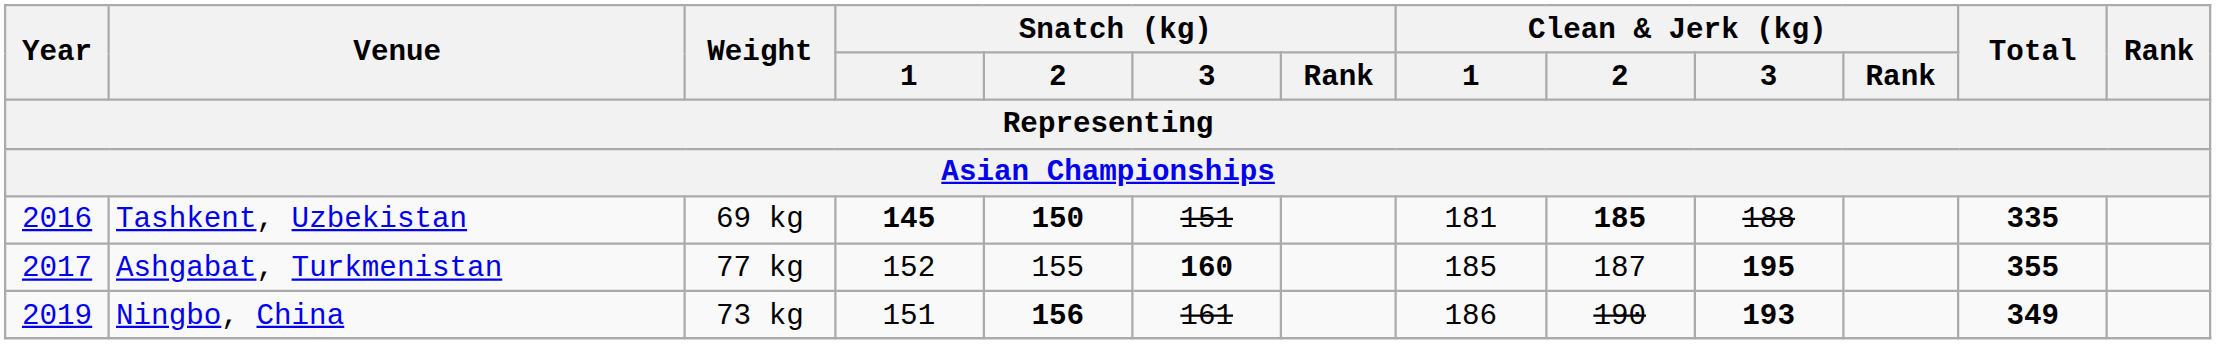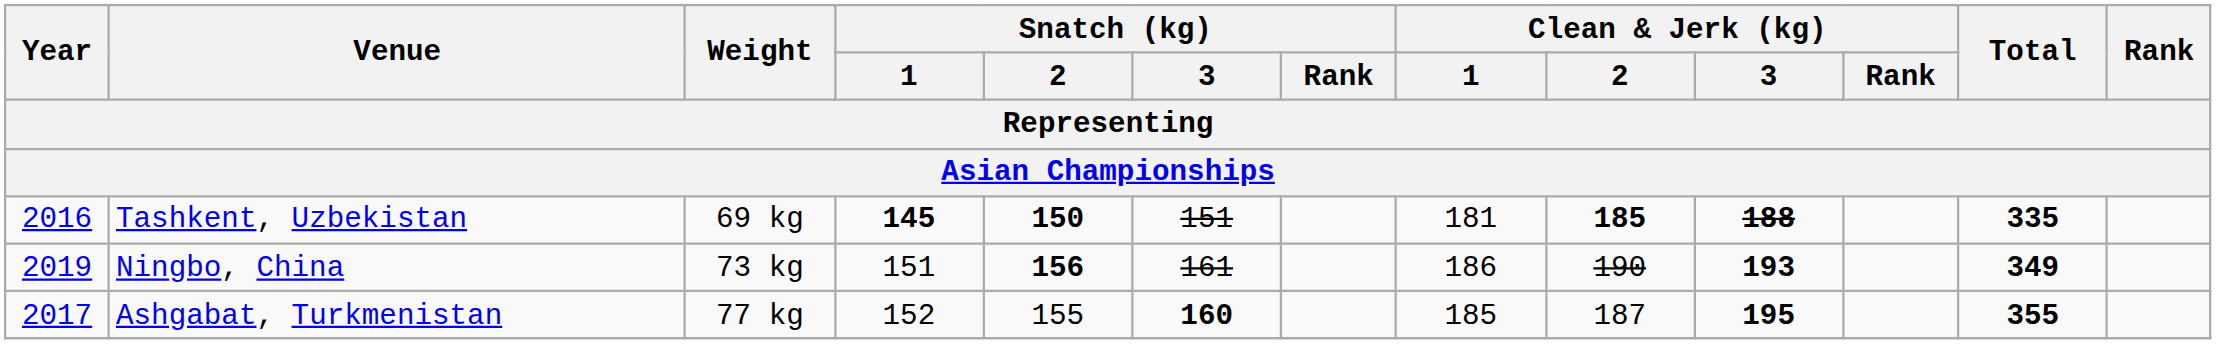(1769, 220) normal -> (1769, 220) bold
rows swapped: (309, 267) <-> (230, 315)
